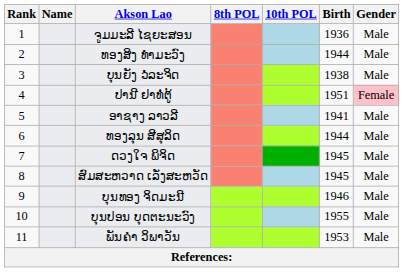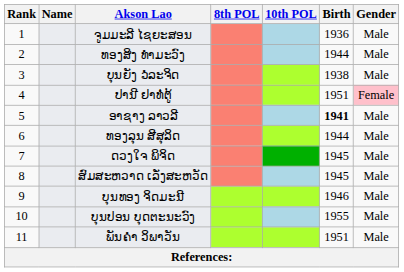(337, 115) normal -> (337, 115) bold
(337, 237) 1953 -> (337, 237) 1951
